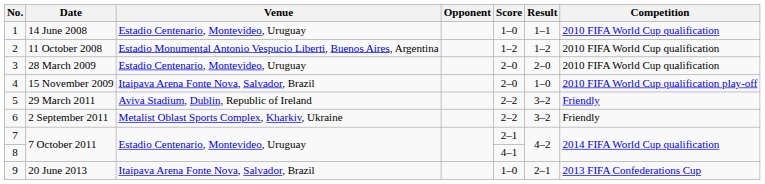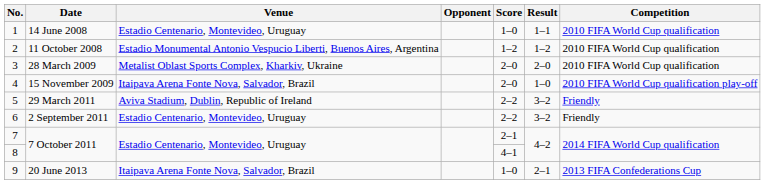(212, 65) Estadio Centenario, Montevideo, Uruguay -> (231, 65) Metalist Oblast Sports Complex, Kharkiv, Ukraine
(231, 118) Metalist Oblast Sports Complex, Kharkiv, Ukraine -> (212, 118) Estadio Centenario, Montevideo, Uruguay
